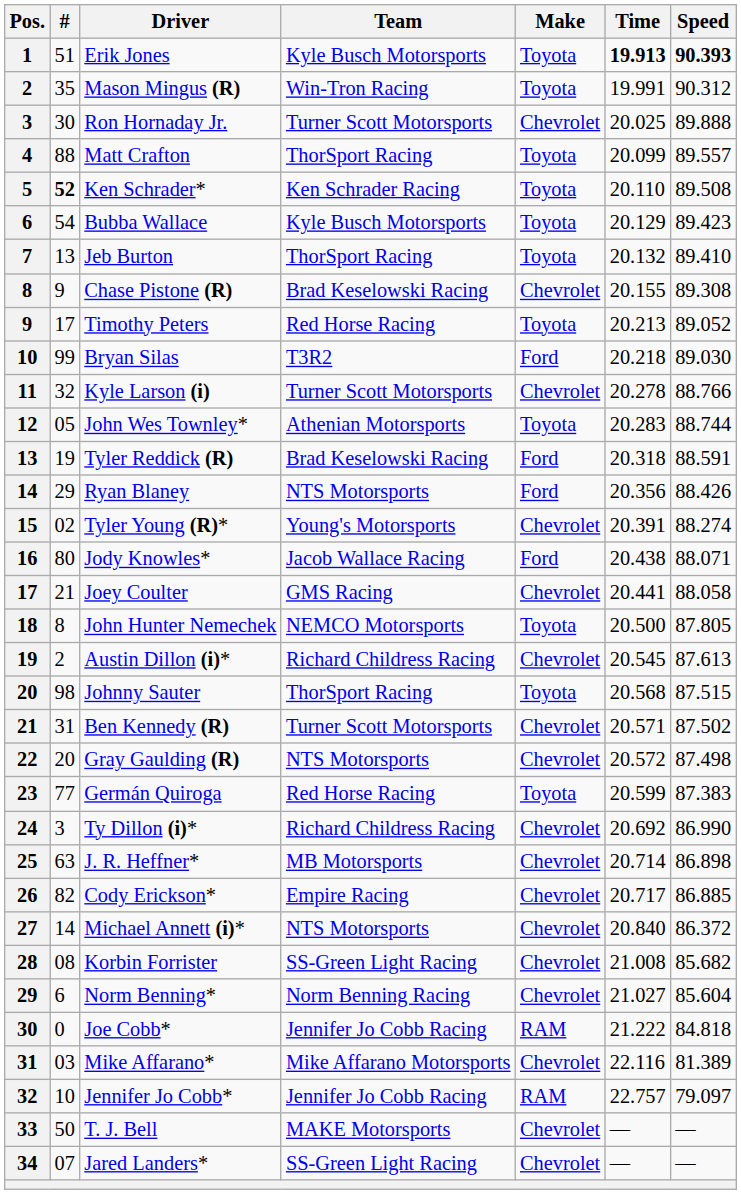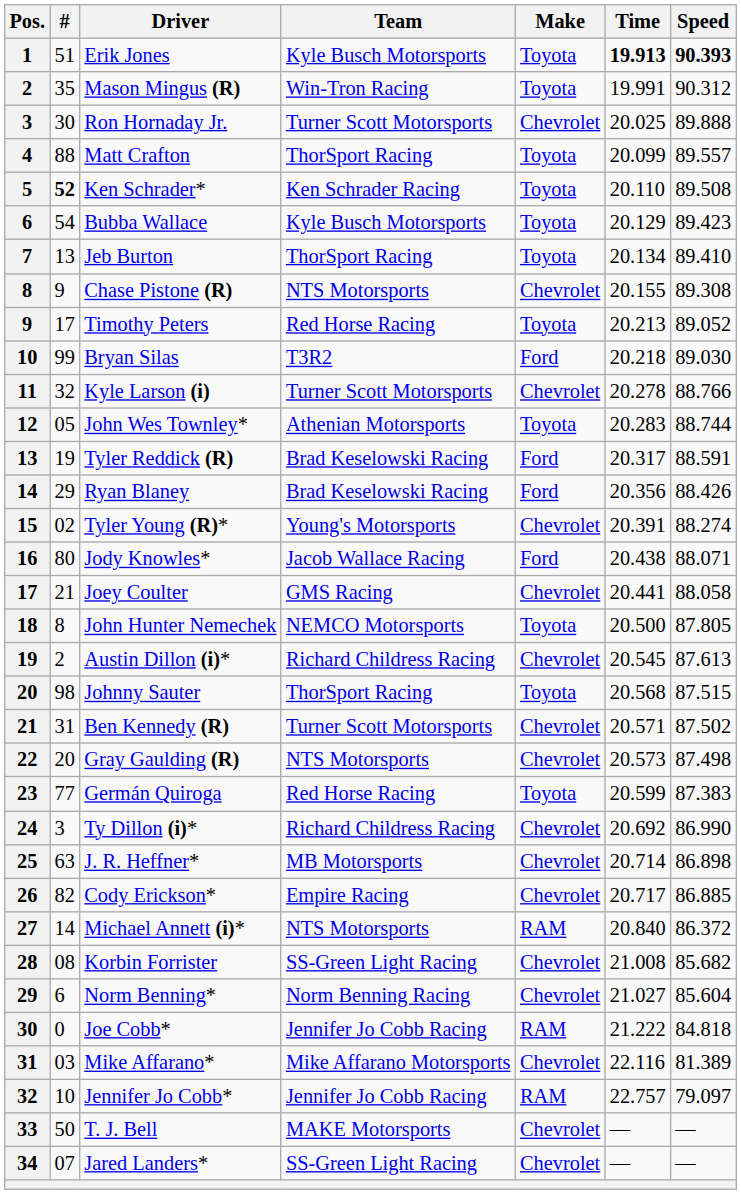(638, 256) 20.132 -> (638, 256) 20.134
(387, 290) Brad Keselowski Racing -> (357, 290) NTS Motorsports
(638, 458) 20.318 -> (638, 458) 20.317
(357, 491) NTS Motorsports -> (387, 491) Brad Keselowski Racing
(638, 760) 20.572 -> (638, 760) 20.573
(560, 928) Chevrolet -> (543, 928) RAM
